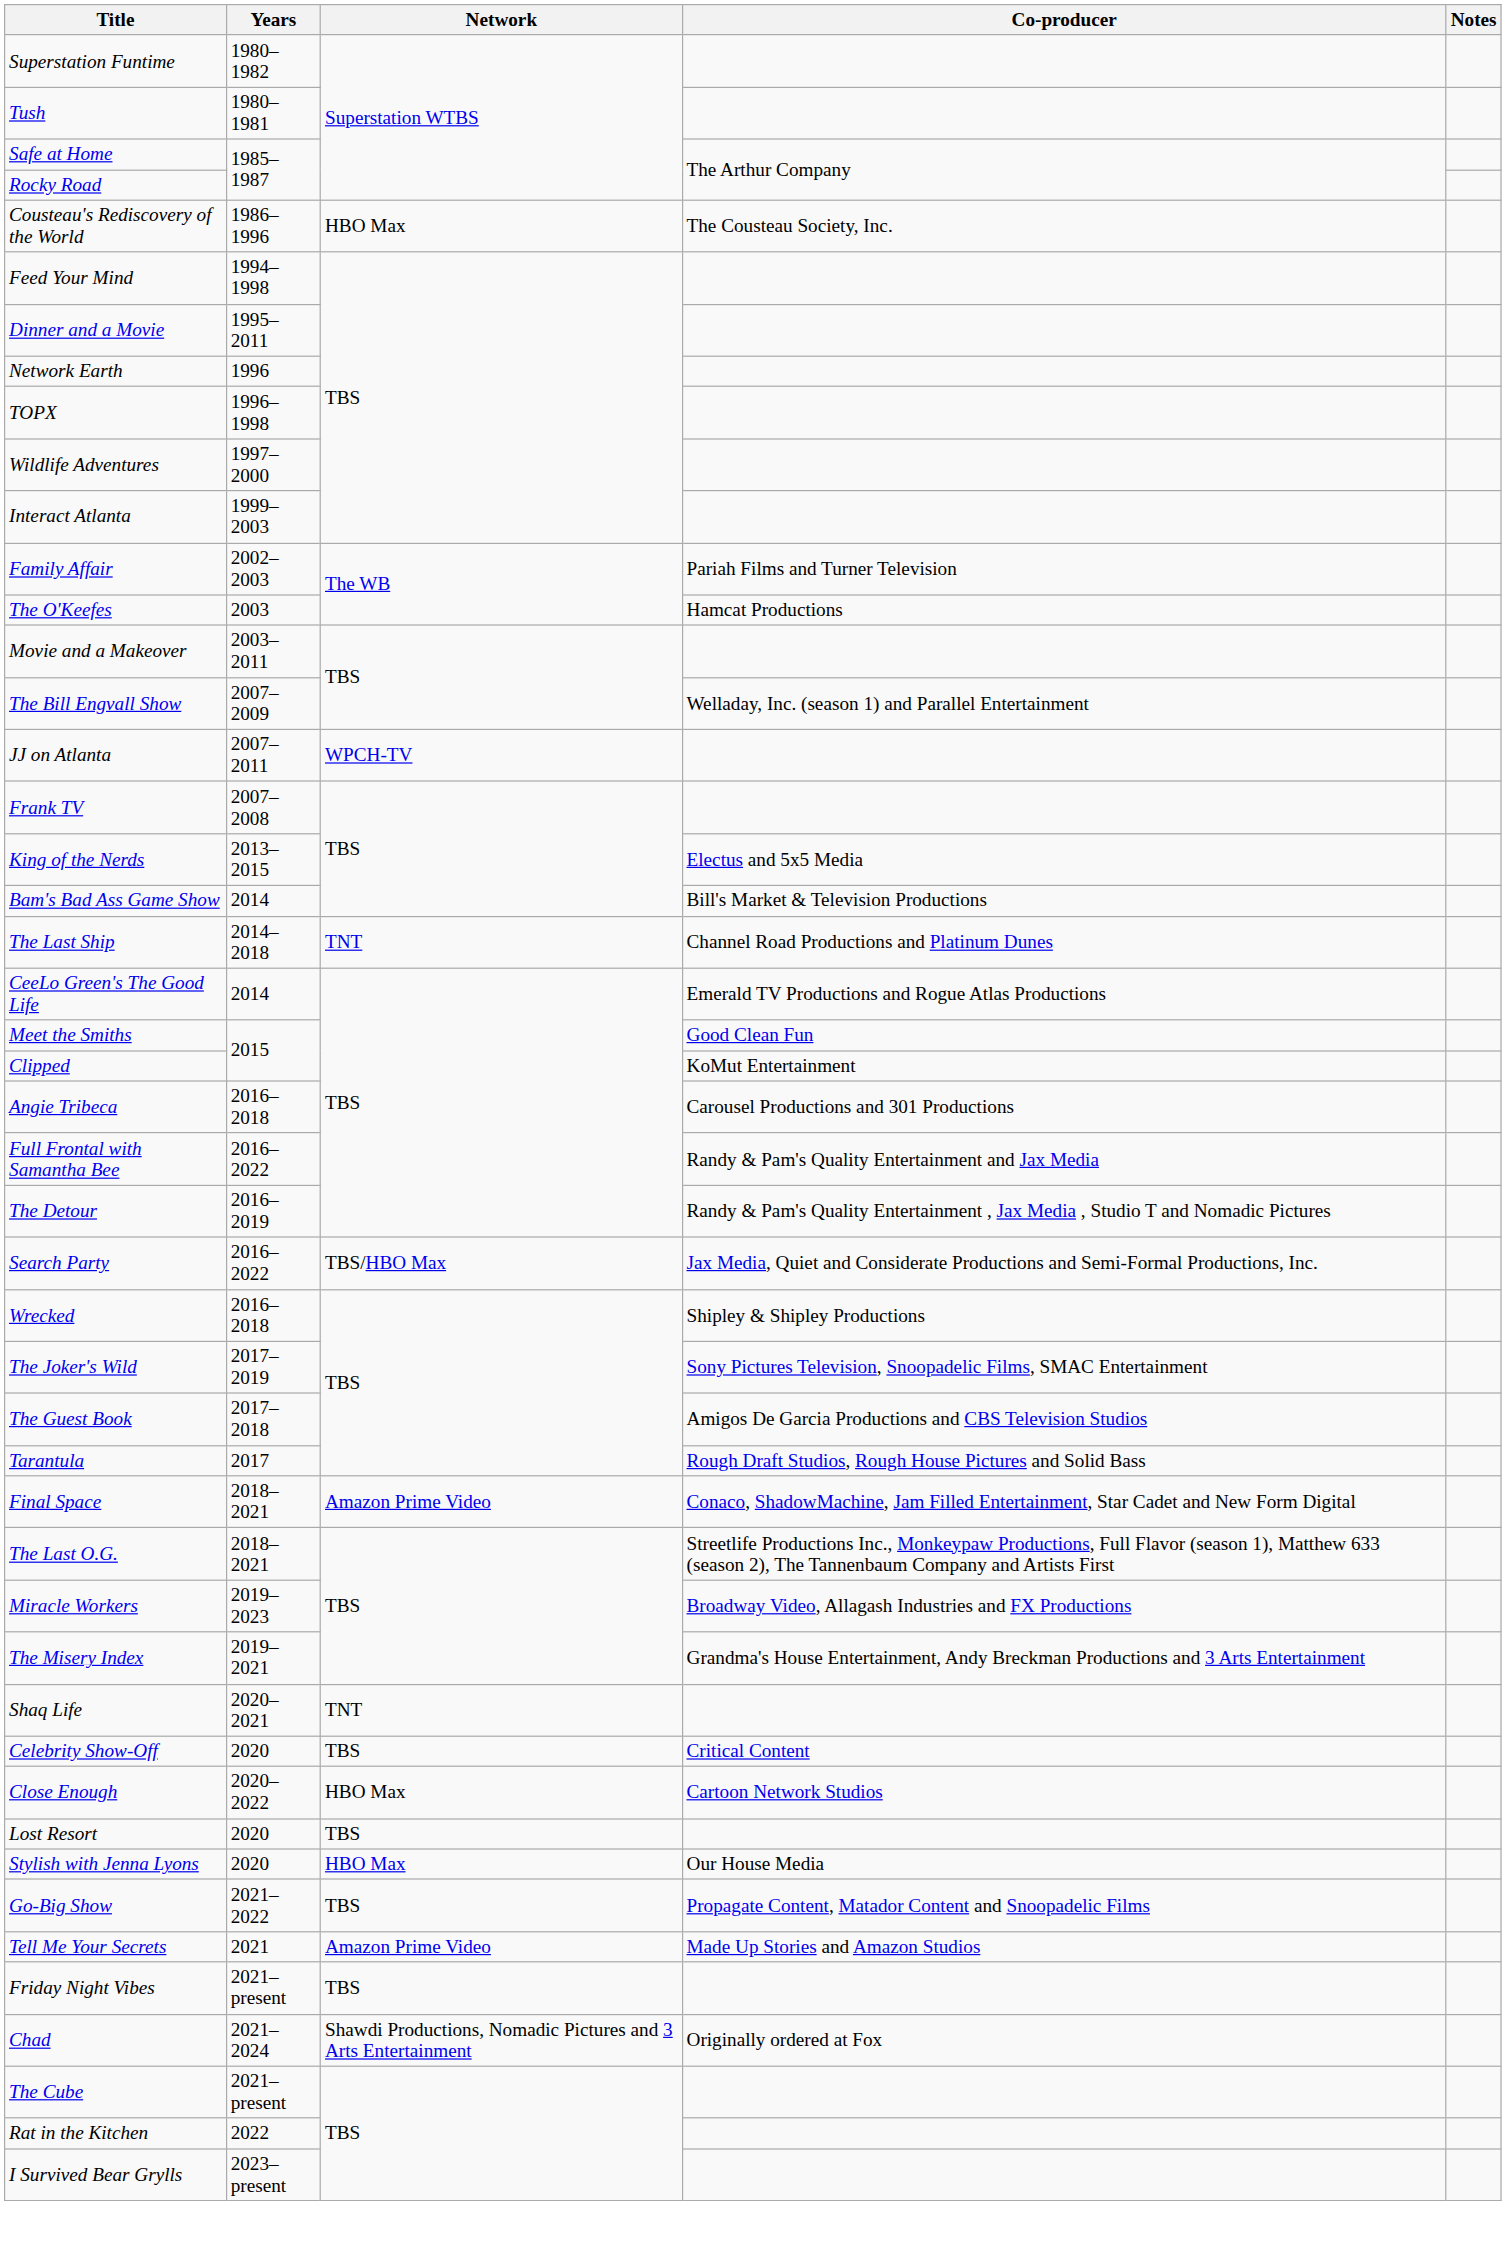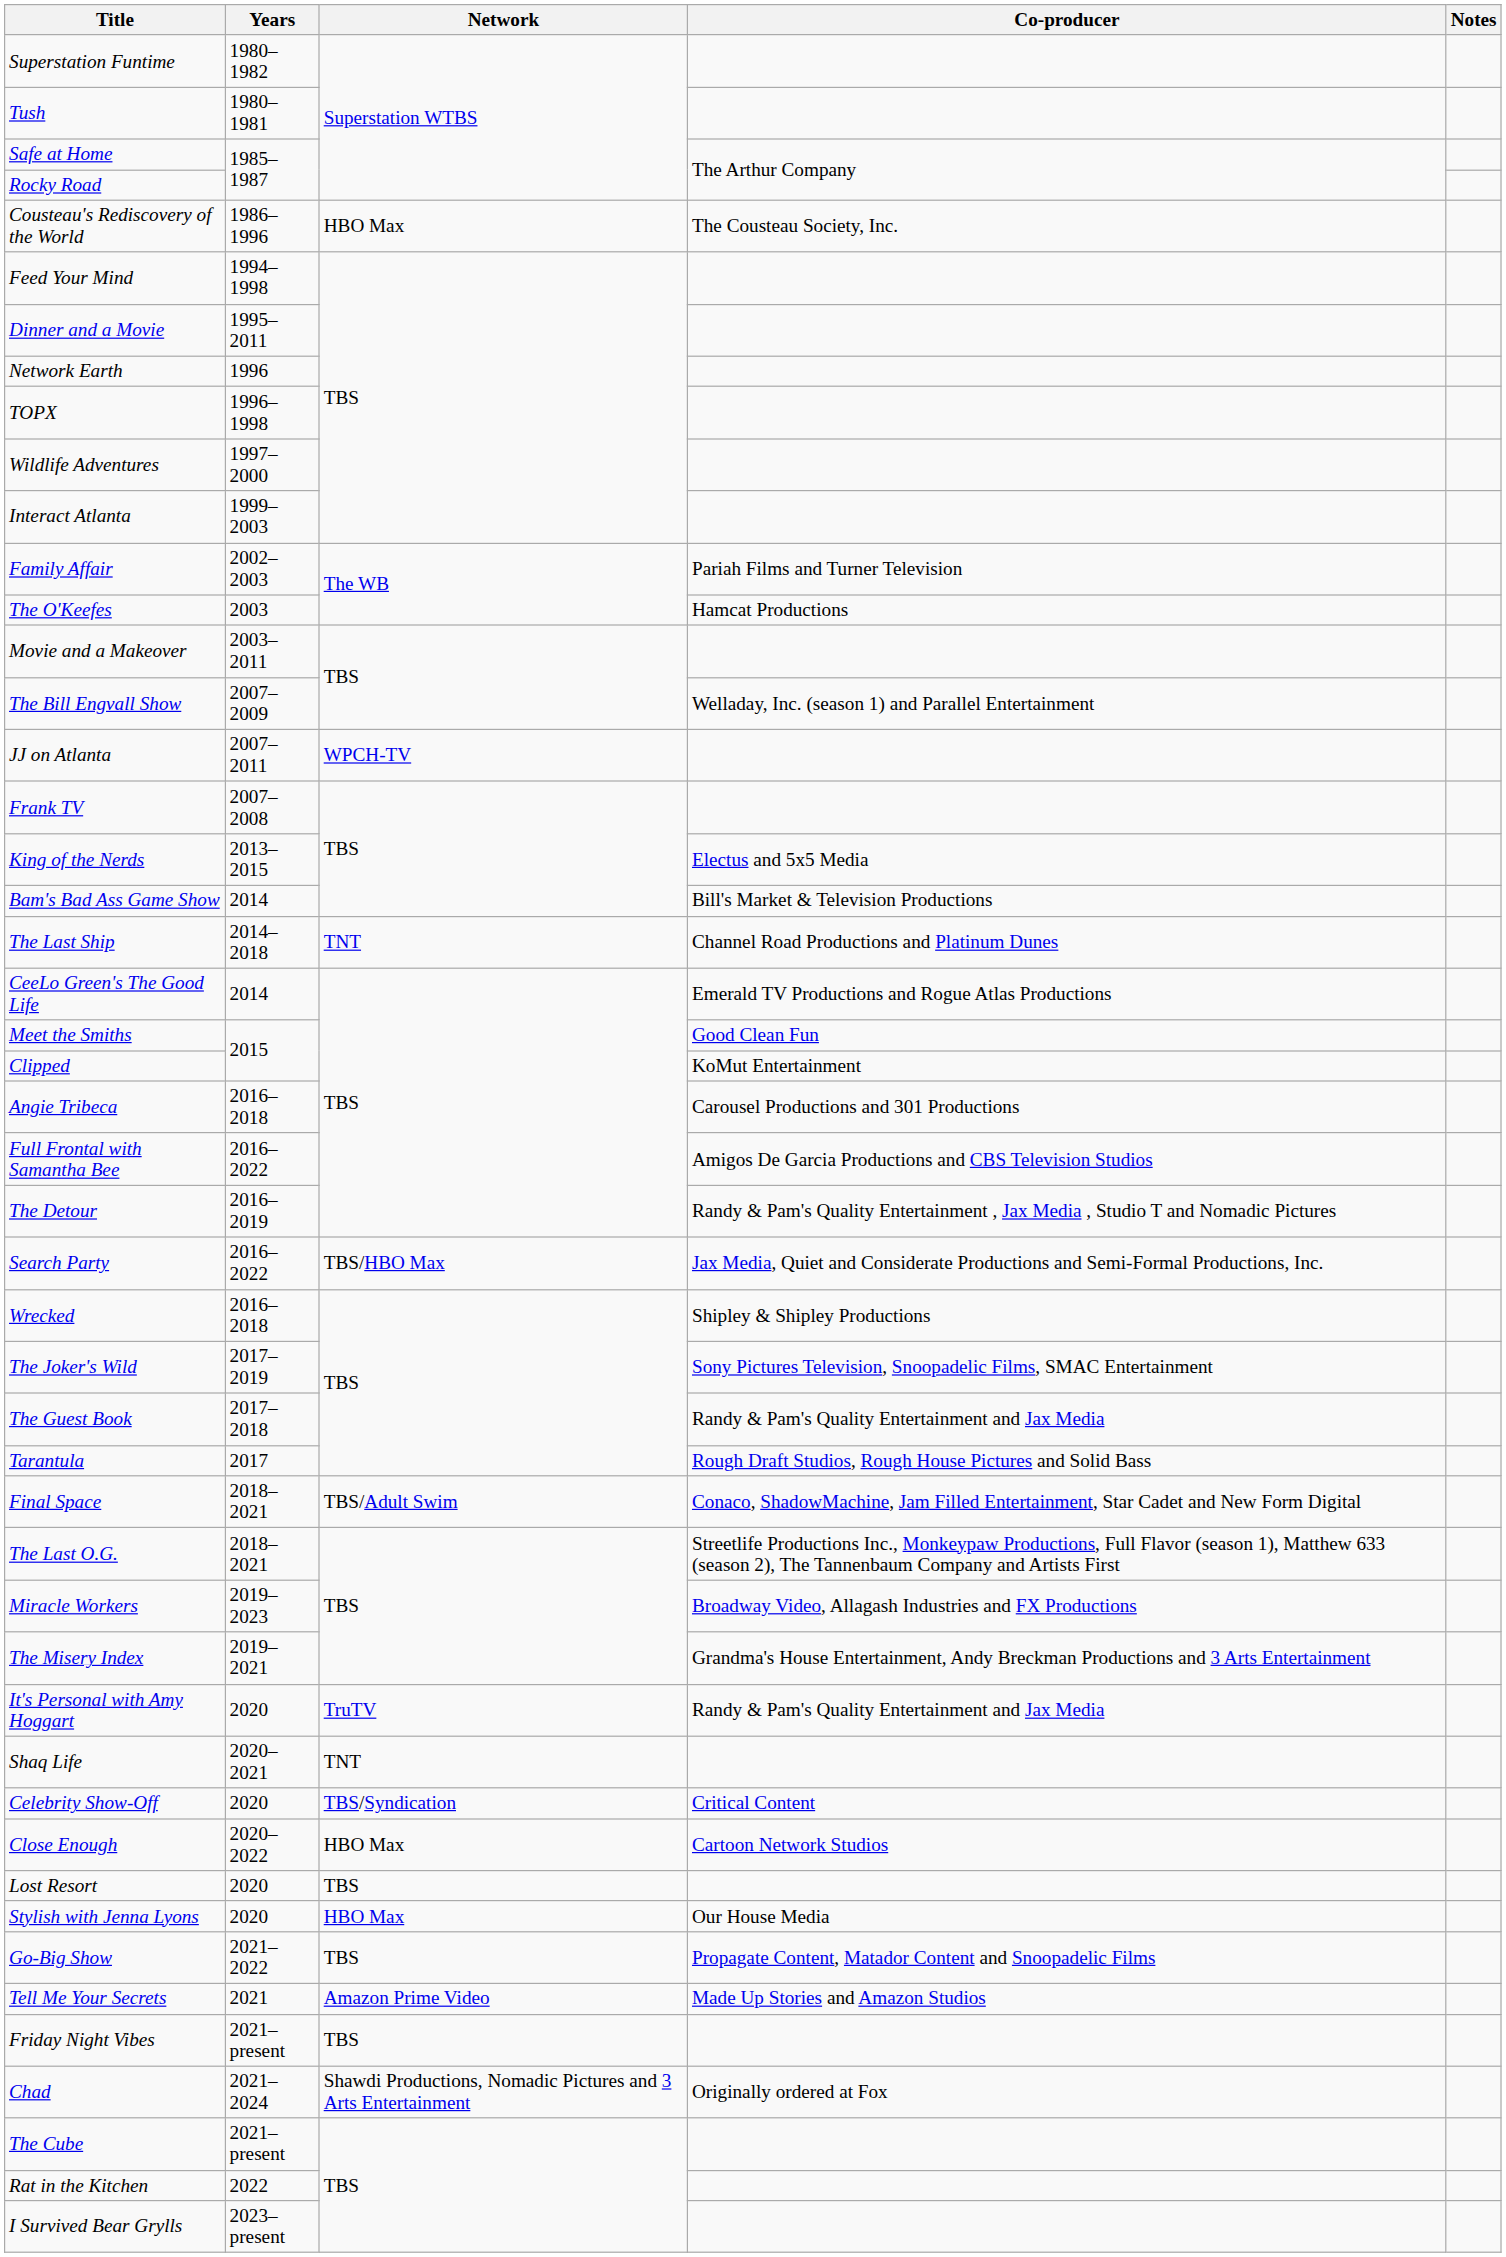(893, 1158) Randy & Pam's Quality Entertainment and Jax Media -> (922, 1158) Amigos De Garcia Productions and CBS Television Studios
(917, 1419) Amigos De Garcia Productions and CBS Television Studios -> (898, 1419) Randy & Pam's Quality Entertainment and Jax Media
(408, 1501) Amazon Prime Video -> (391, 1501) TBS/Adult Swim
+ row: (96, 1709)
(343, 1751) TBS -> (390, 1803) TBS/Syndication
